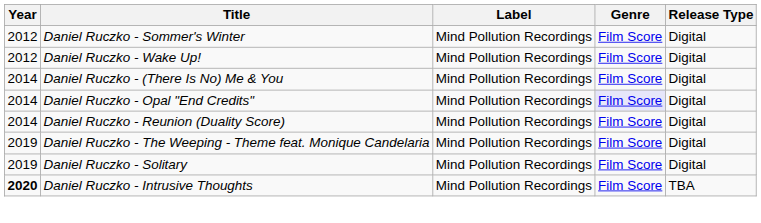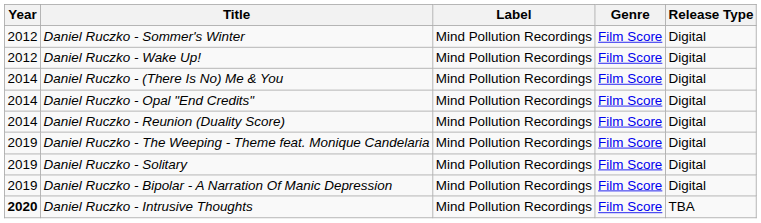(630, 100) lavender background -> (630, 100) no background
+ row: (218, 185)
